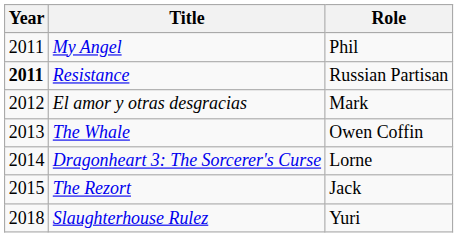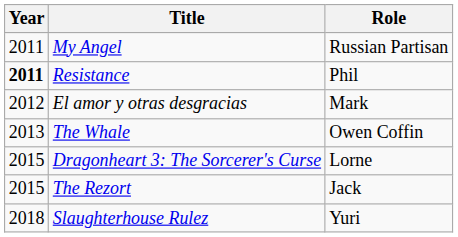(344, 47) Phil -> (389, 47) Russian Partisan
(389, 75) Russian Partisan -> (344, 75) Phil
(27, 160) 2014 -> (27, 160) 2015
